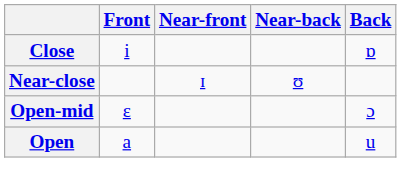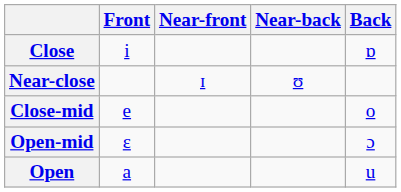+ row: (52, 111)
